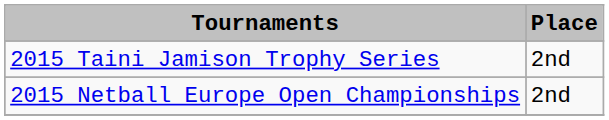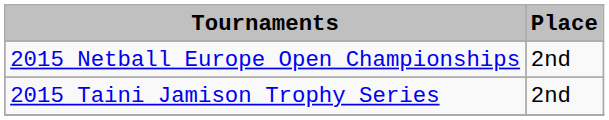rows swapped: (265, 96) <-> (225, 60)
